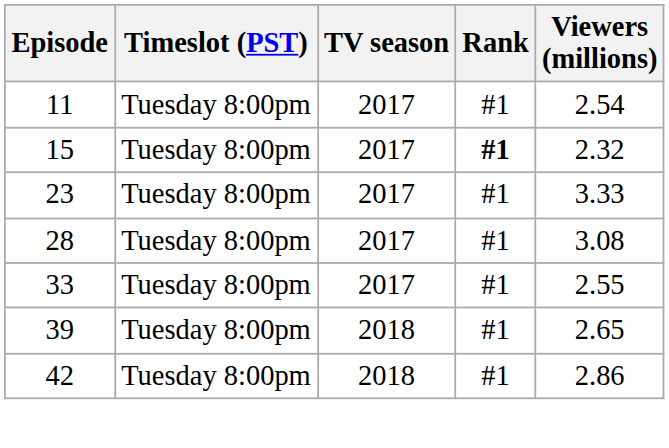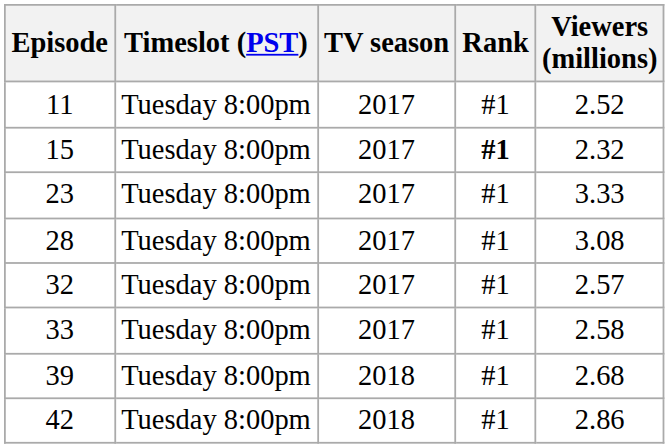(600, 104) 2.54 -> (600, 104) 2.52
+ row: (60, 284)
(600, 284) 2.55 -> (600, 330) 2.58
(600, 330) 2.65 -> (600, 375) 2.68
